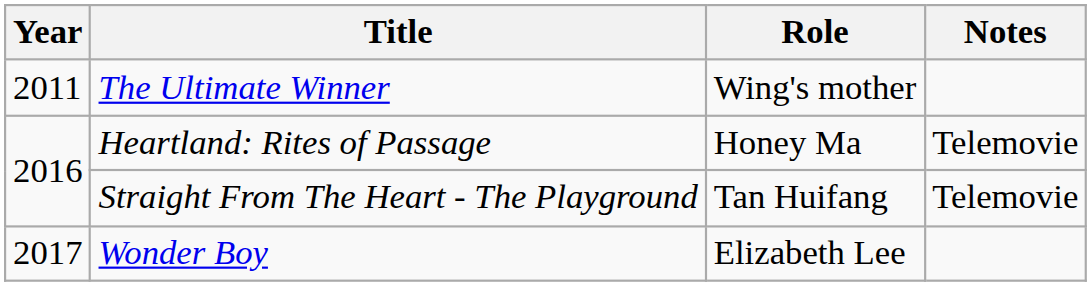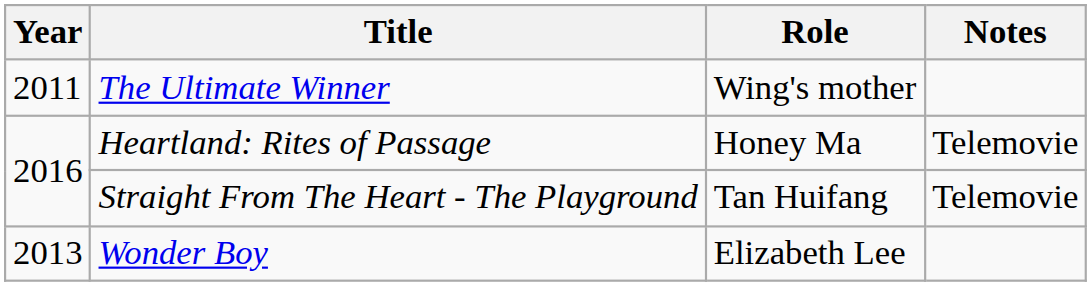(48, 252) 2017 -> (48, 252) 2013
